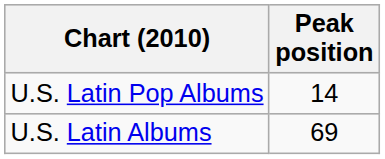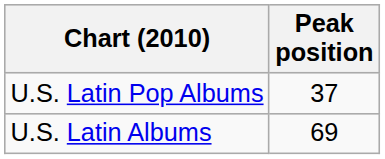(324, 93) 14 -> (324, 93) 37
